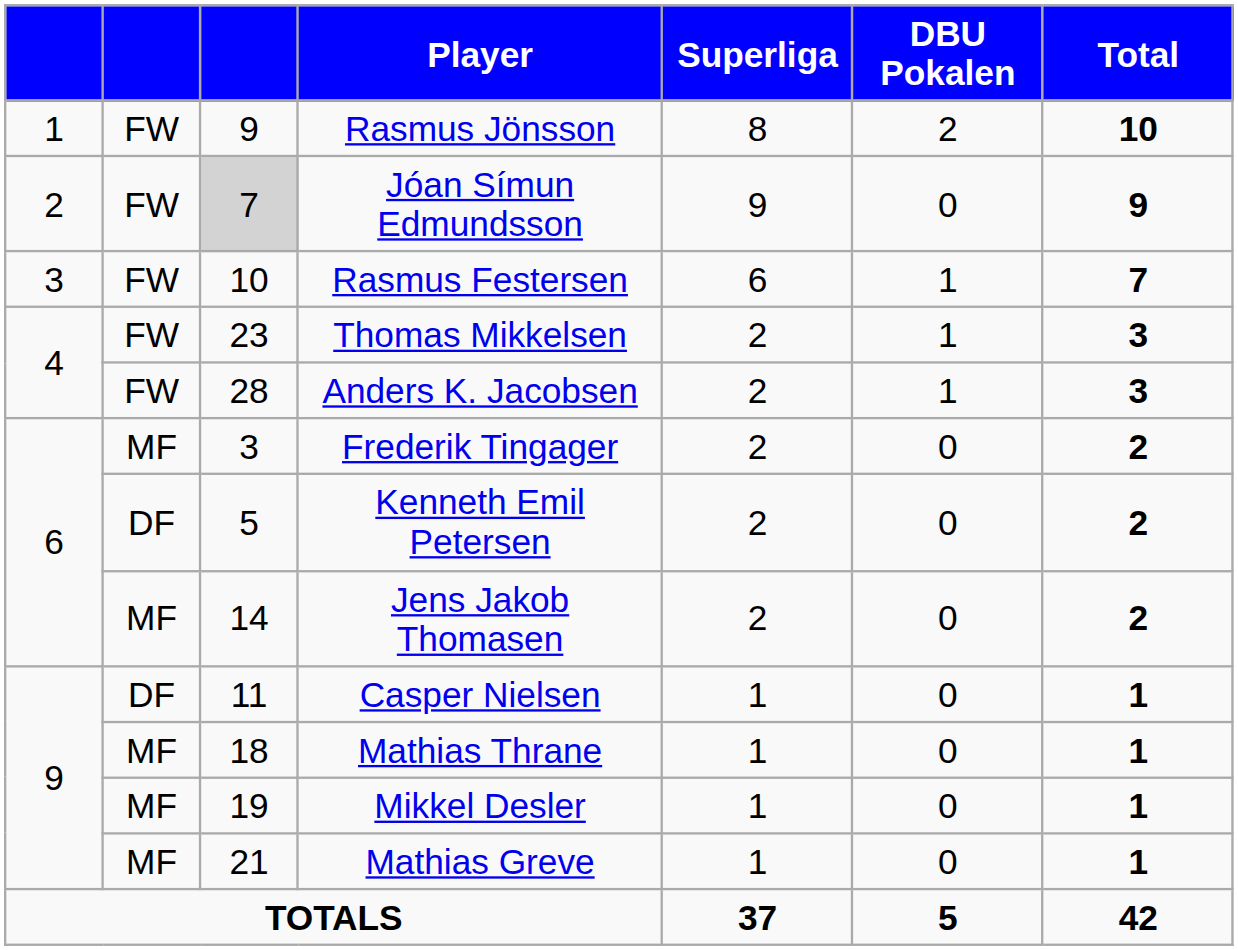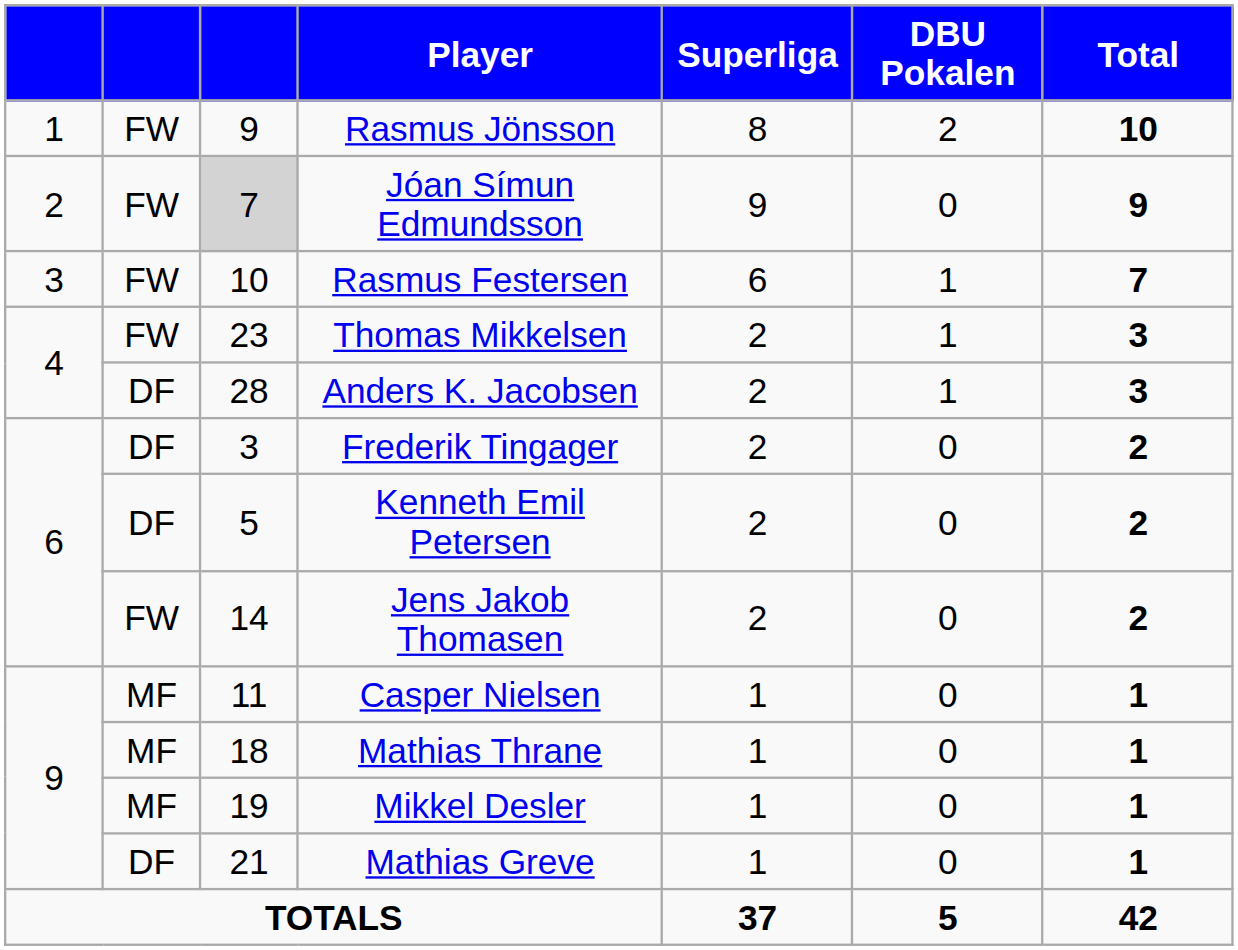(152, 391) FW -> (152, 391) DF
(152, 447) MF -> (152, 447) DF
(152, 618) MF -> (152, 618) FW
(152, 693) DF -> (152, 693) MF
(152, 861) MF -> (152, 861) DF
